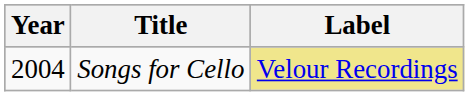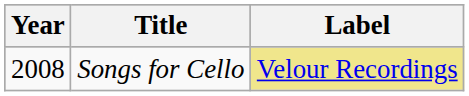(38, 68) 2004 -> (38, 68) 2008
